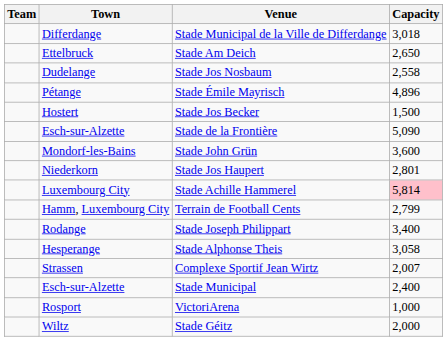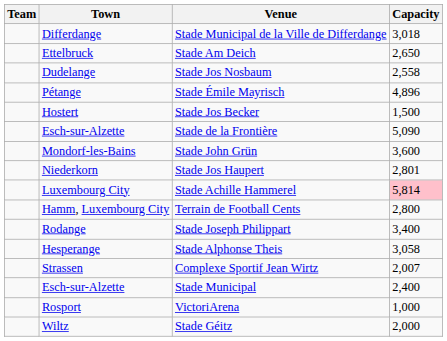(406, 209) 2,799 -> (406, 209) 2,800
